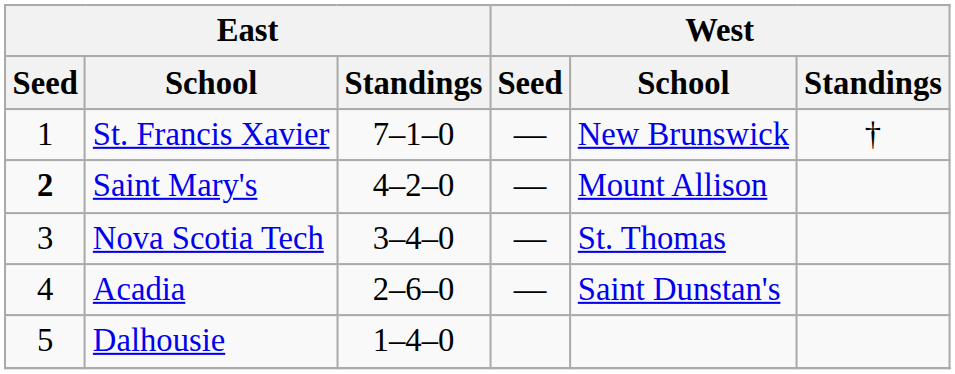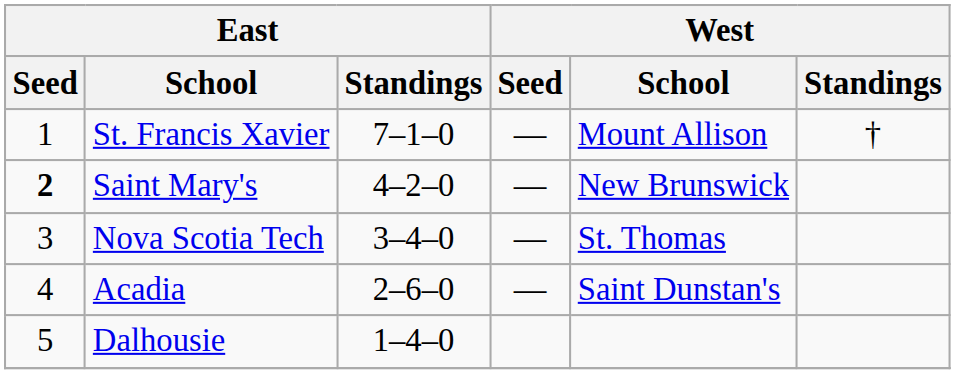(683, 133) New Brunswick -> (673, 133) Mount Allison
(673, 185) Mount Allison -> (683, 185) New Brunswick
